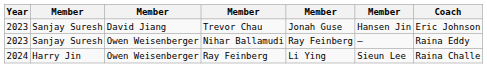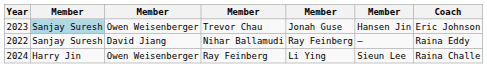(67, 26) no background -> (67, 26) lightblue background
(137, 26) David Jiang -> (153, 26) Owen Weisenberger
(17, 41) 2023 -> (17, 41) 2022
(153, 41) Owen Weisenberger -> (137, 41) David Jiang
